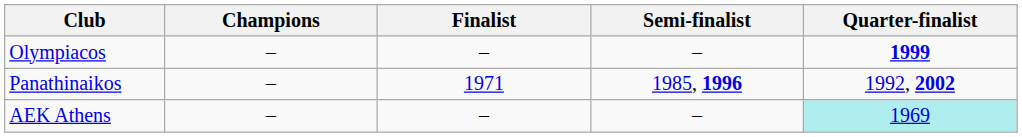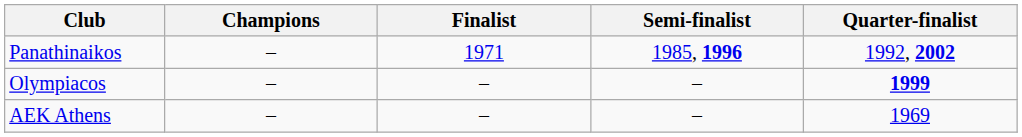rows swapped: (65, 83) <-> (58, 52)
(910, 115) paleturquoise background -> (910, 115) no background
